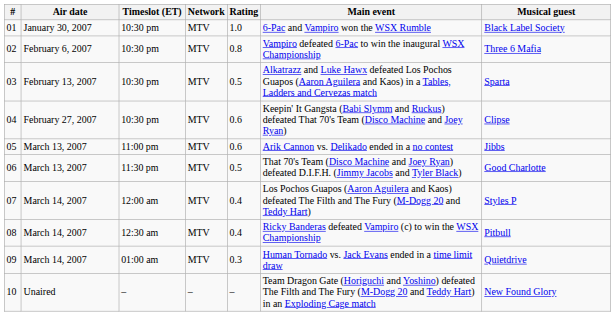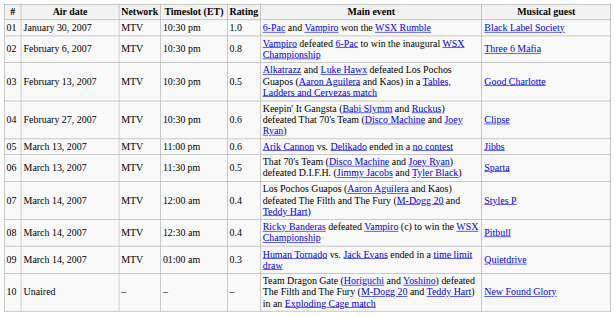columns swapped: (206, 12) <-> (152, 12)
(497, 81) Sparta -> (515, 81) Good Charlotte
(515, 168) Good Charlotte -> (497, 168) Sparta
